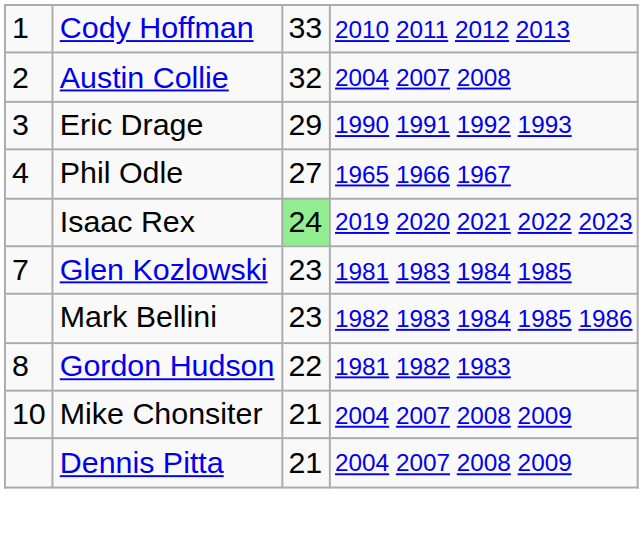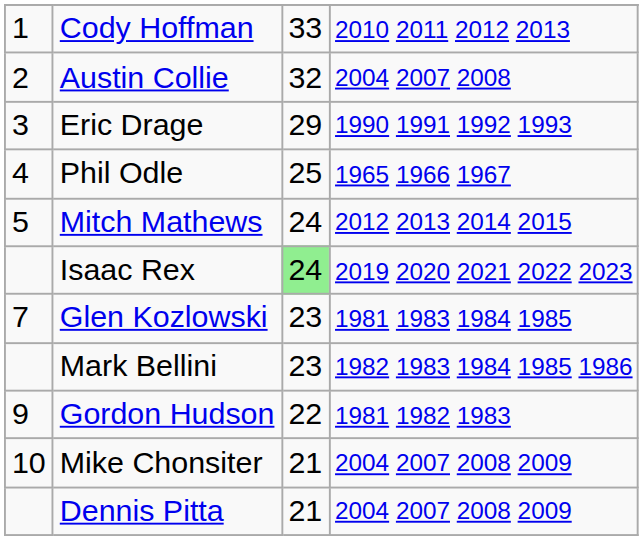(305, 173) 27 -> (305, 173) 25
+ row: (161, 221)
(20, 366) 8 -> (20, 414) 9
